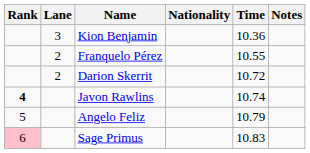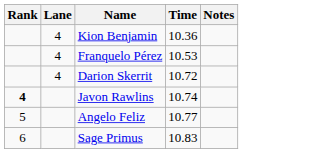- column: (199, 14)
(58, 35) 3 -> (58, 35) 4
(58, 55) 2 -> (58, 55) 4
(251, 55) 10.55 -> (183, 55) 10.53
(58, 76) 2 -> (58, 76) 4
(251, 117) 10.79 -> (183, 117) 10.77
(23, 138) pink background -> (23, 138) no background
